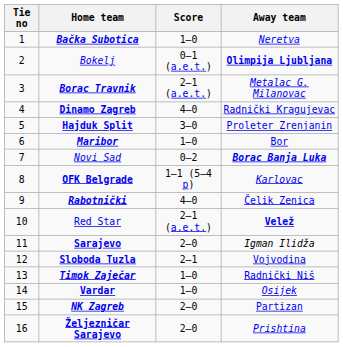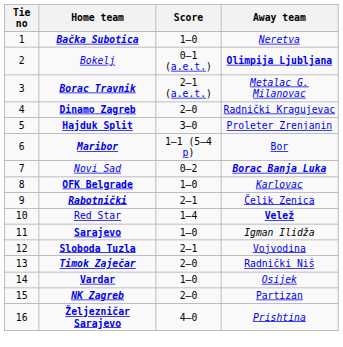(188, 110) 4–0 -> (188, 110) 2–0
(188, 141) 1–0 -> (188, 147) 1–1 (5–4 p)
(188, 179) 1–1 (5–4 p) -> (188, 184) 1–0
(188, 200) 4–0 -> (188, 200) 2–1
(188, 222) 2–1 (a.e.t.) -> (188, 216) 1–4
(188, 243) 2–0 -> (188, 232) 1–0
(188, 275) 1–0 -> (188, 264) 2–0
(188, 328) 2–0 -> (188, 317) 4–0
